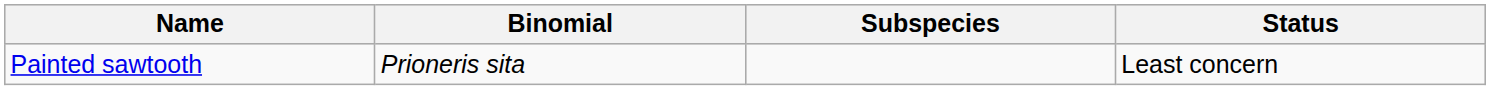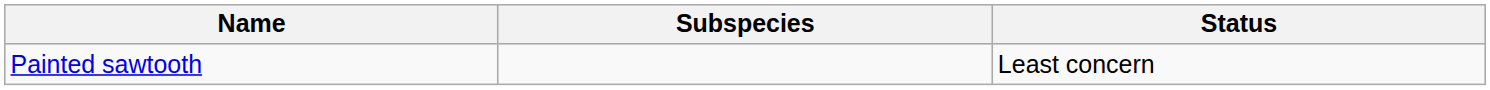- column: (560, 24)
